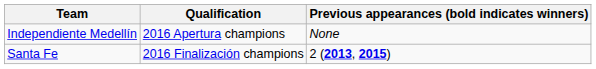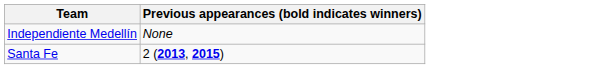- column: (223, 14)
